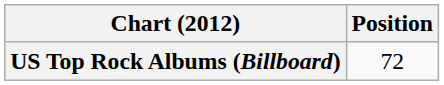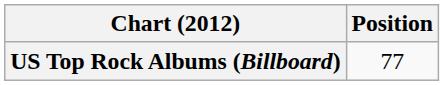(392, 60) 72 -> (392, 60) 77
